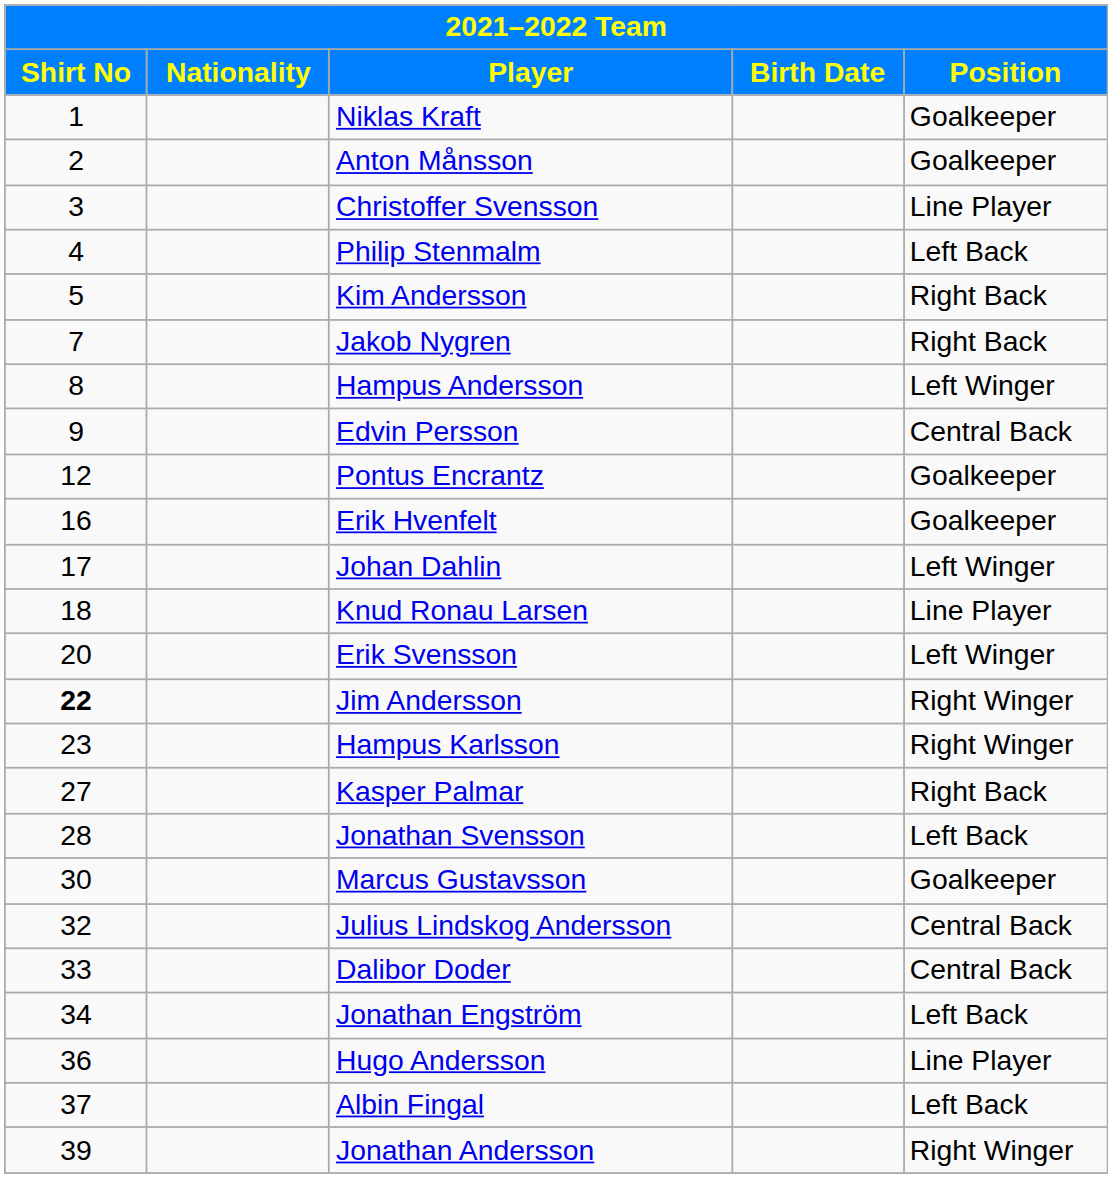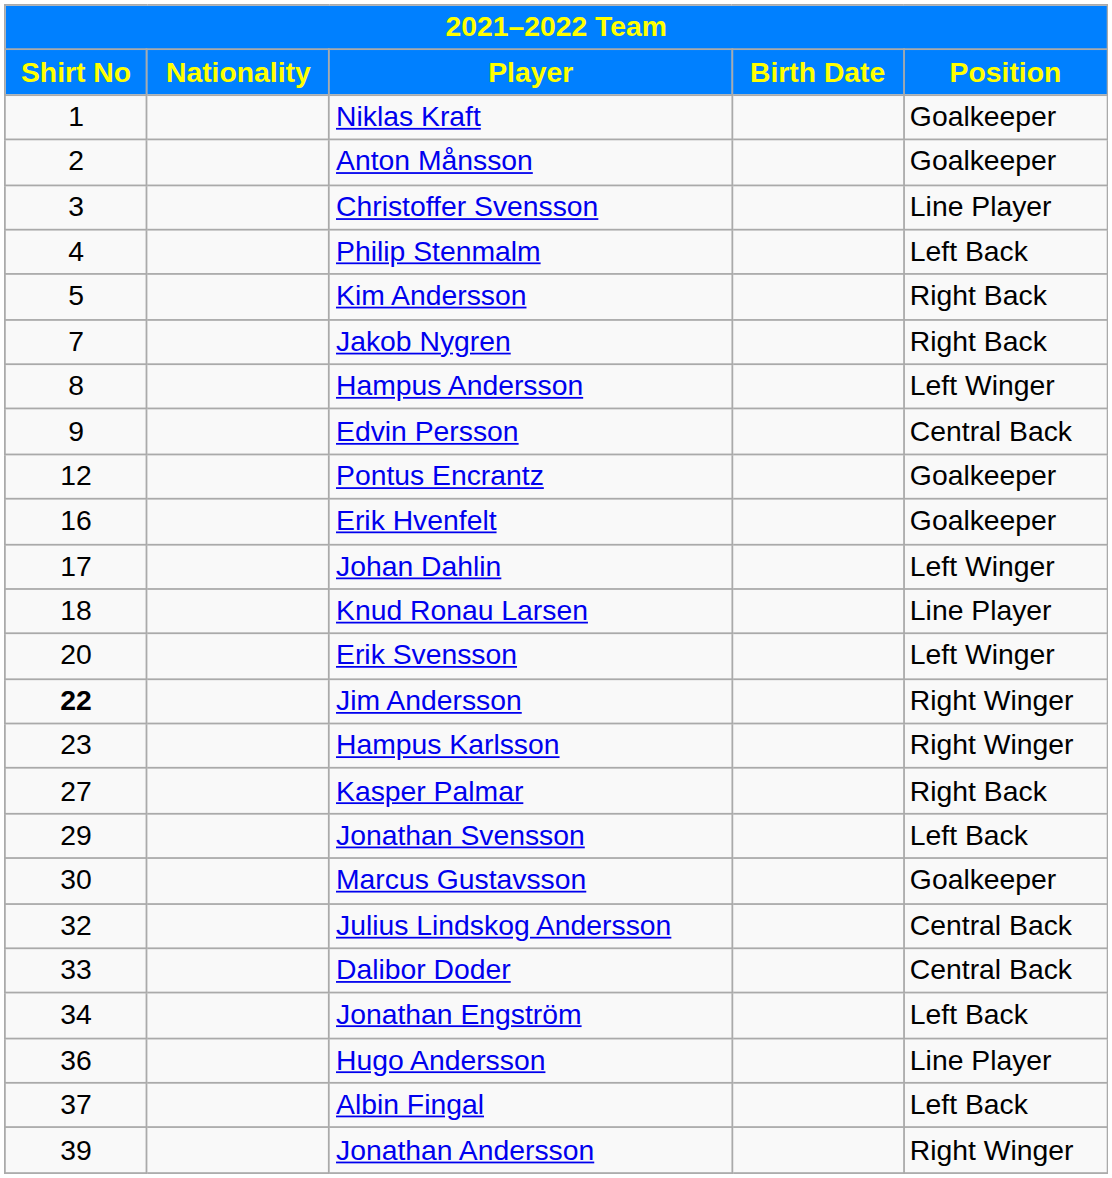(76, 835) 28 -> (76, 835) 29
